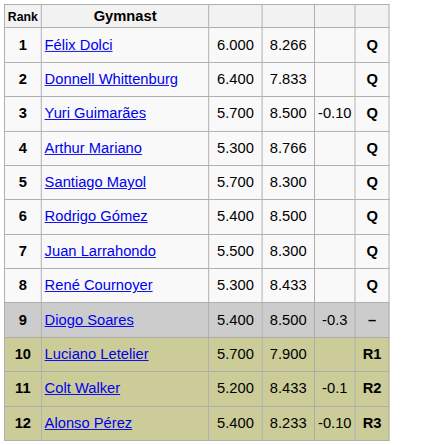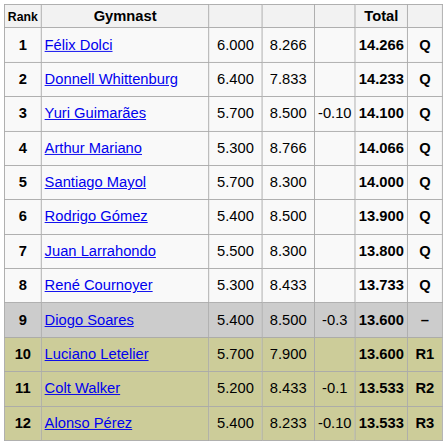+ column: (381, 16)
